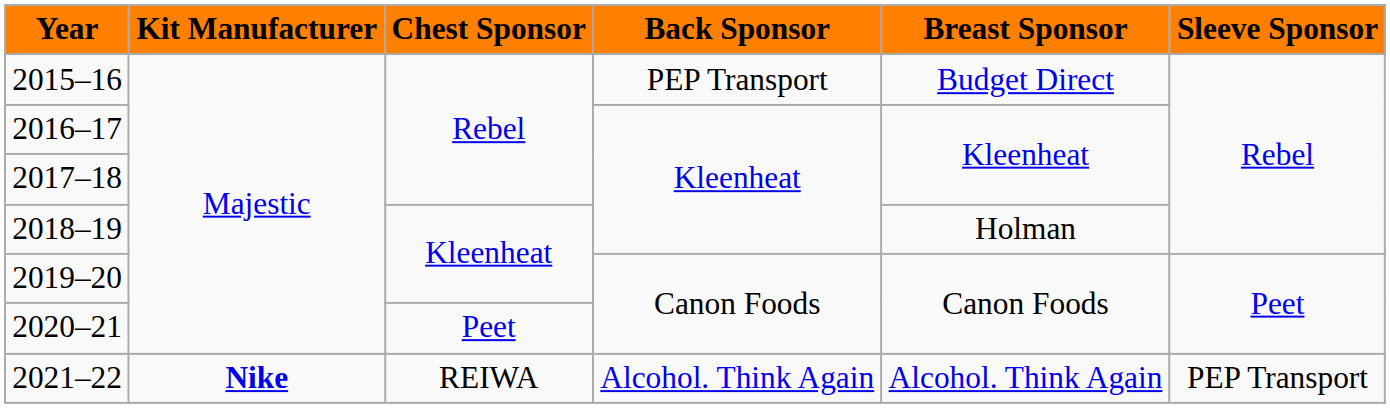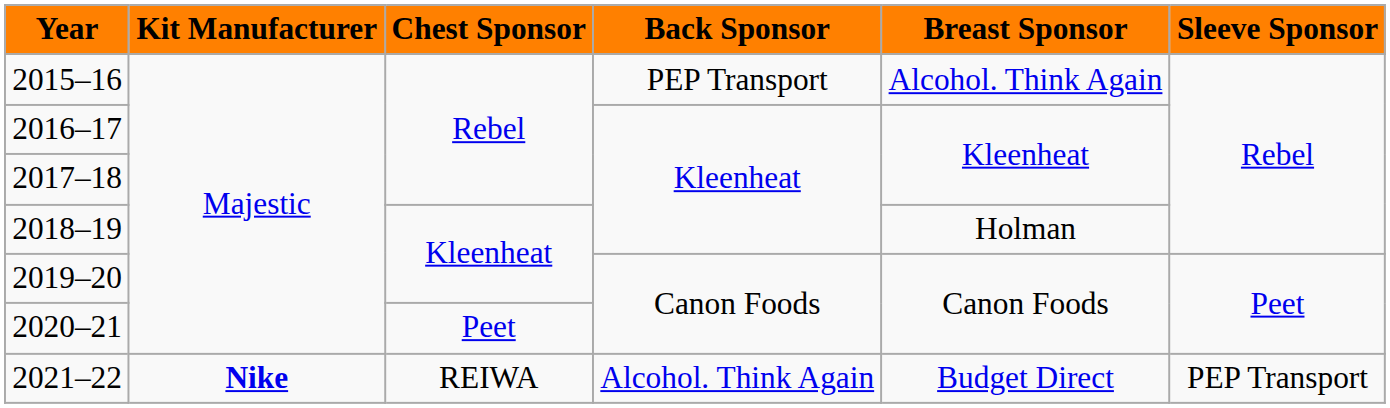(1026, 79) Budget Direct -> (1026, 79) Alcohol. Think Again
(1026, 377) Alcohol. Think Again -> (1026, 377) Budget Direct
